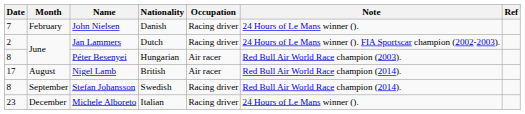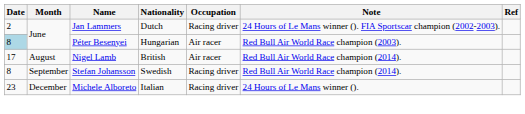- row: (96, 26)
(9, 56) no background -> (9, 41) lightblue background
